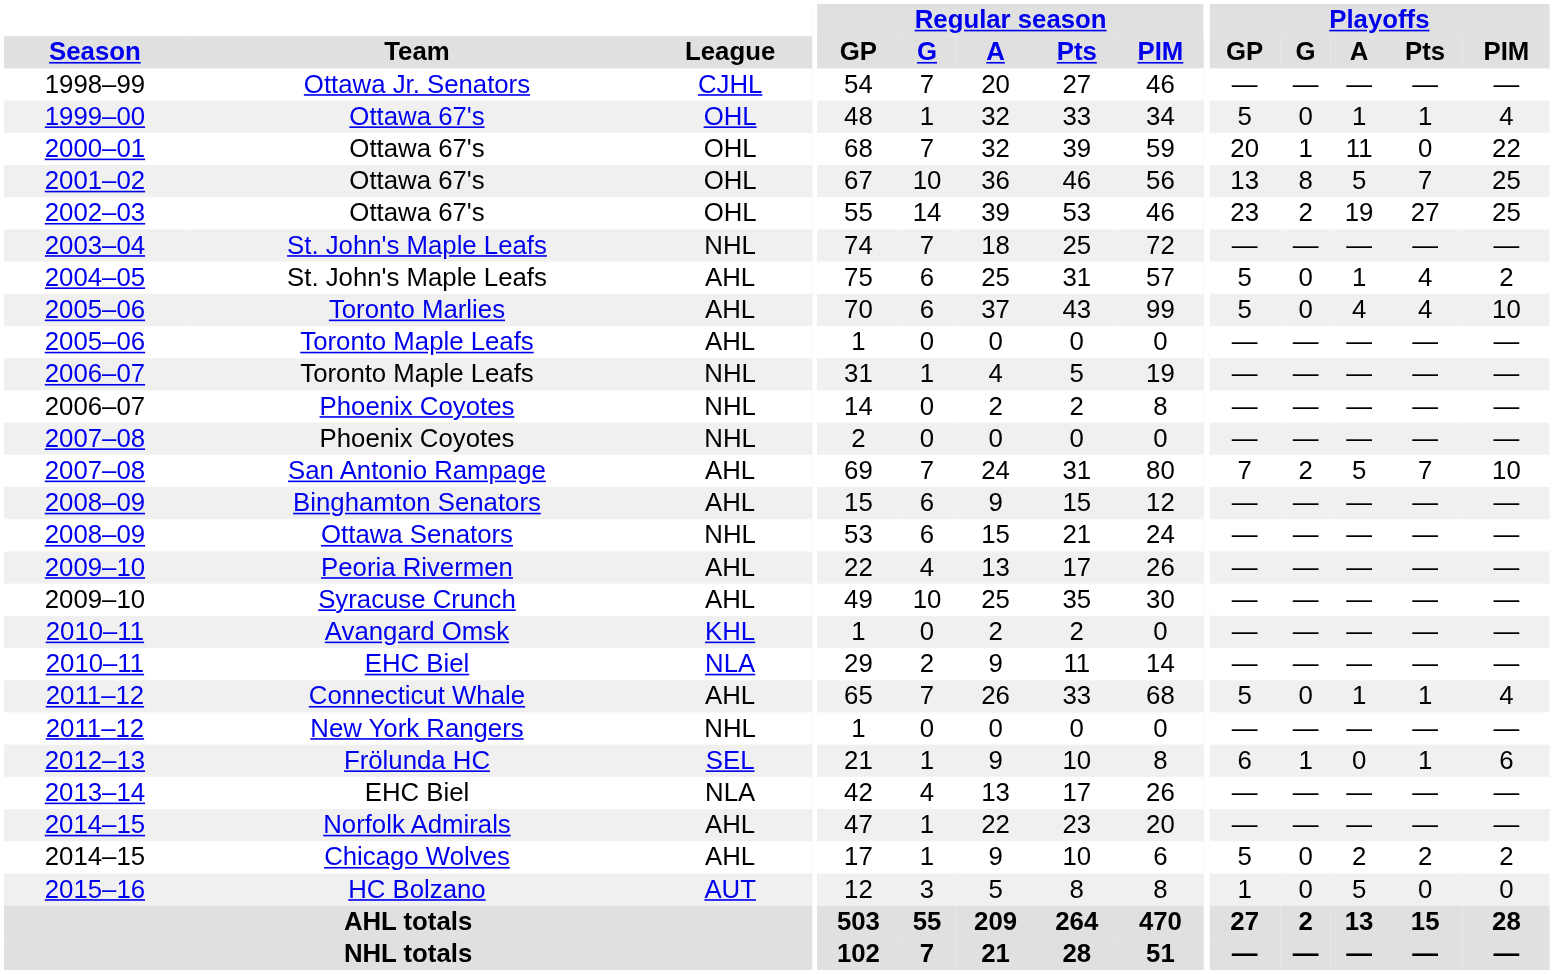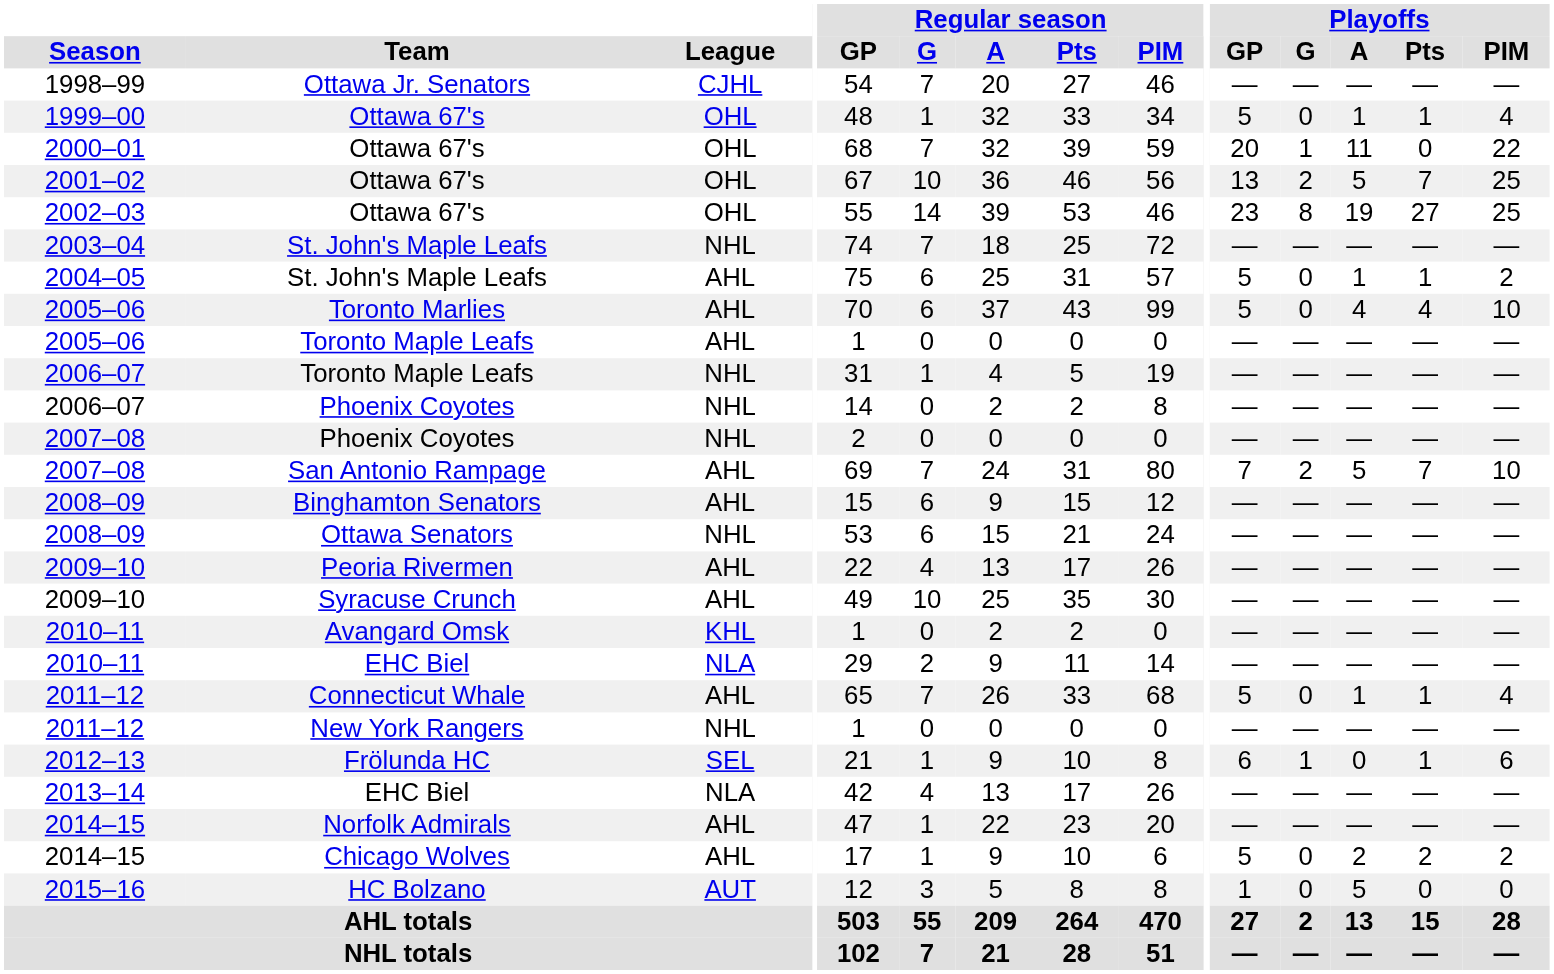(1306, 180) 8 -> (1306, 180) 2
(1306, 212) 2 -> (1306, 212) 8
(1425, 277) 4 -> (1425, 277) 1
